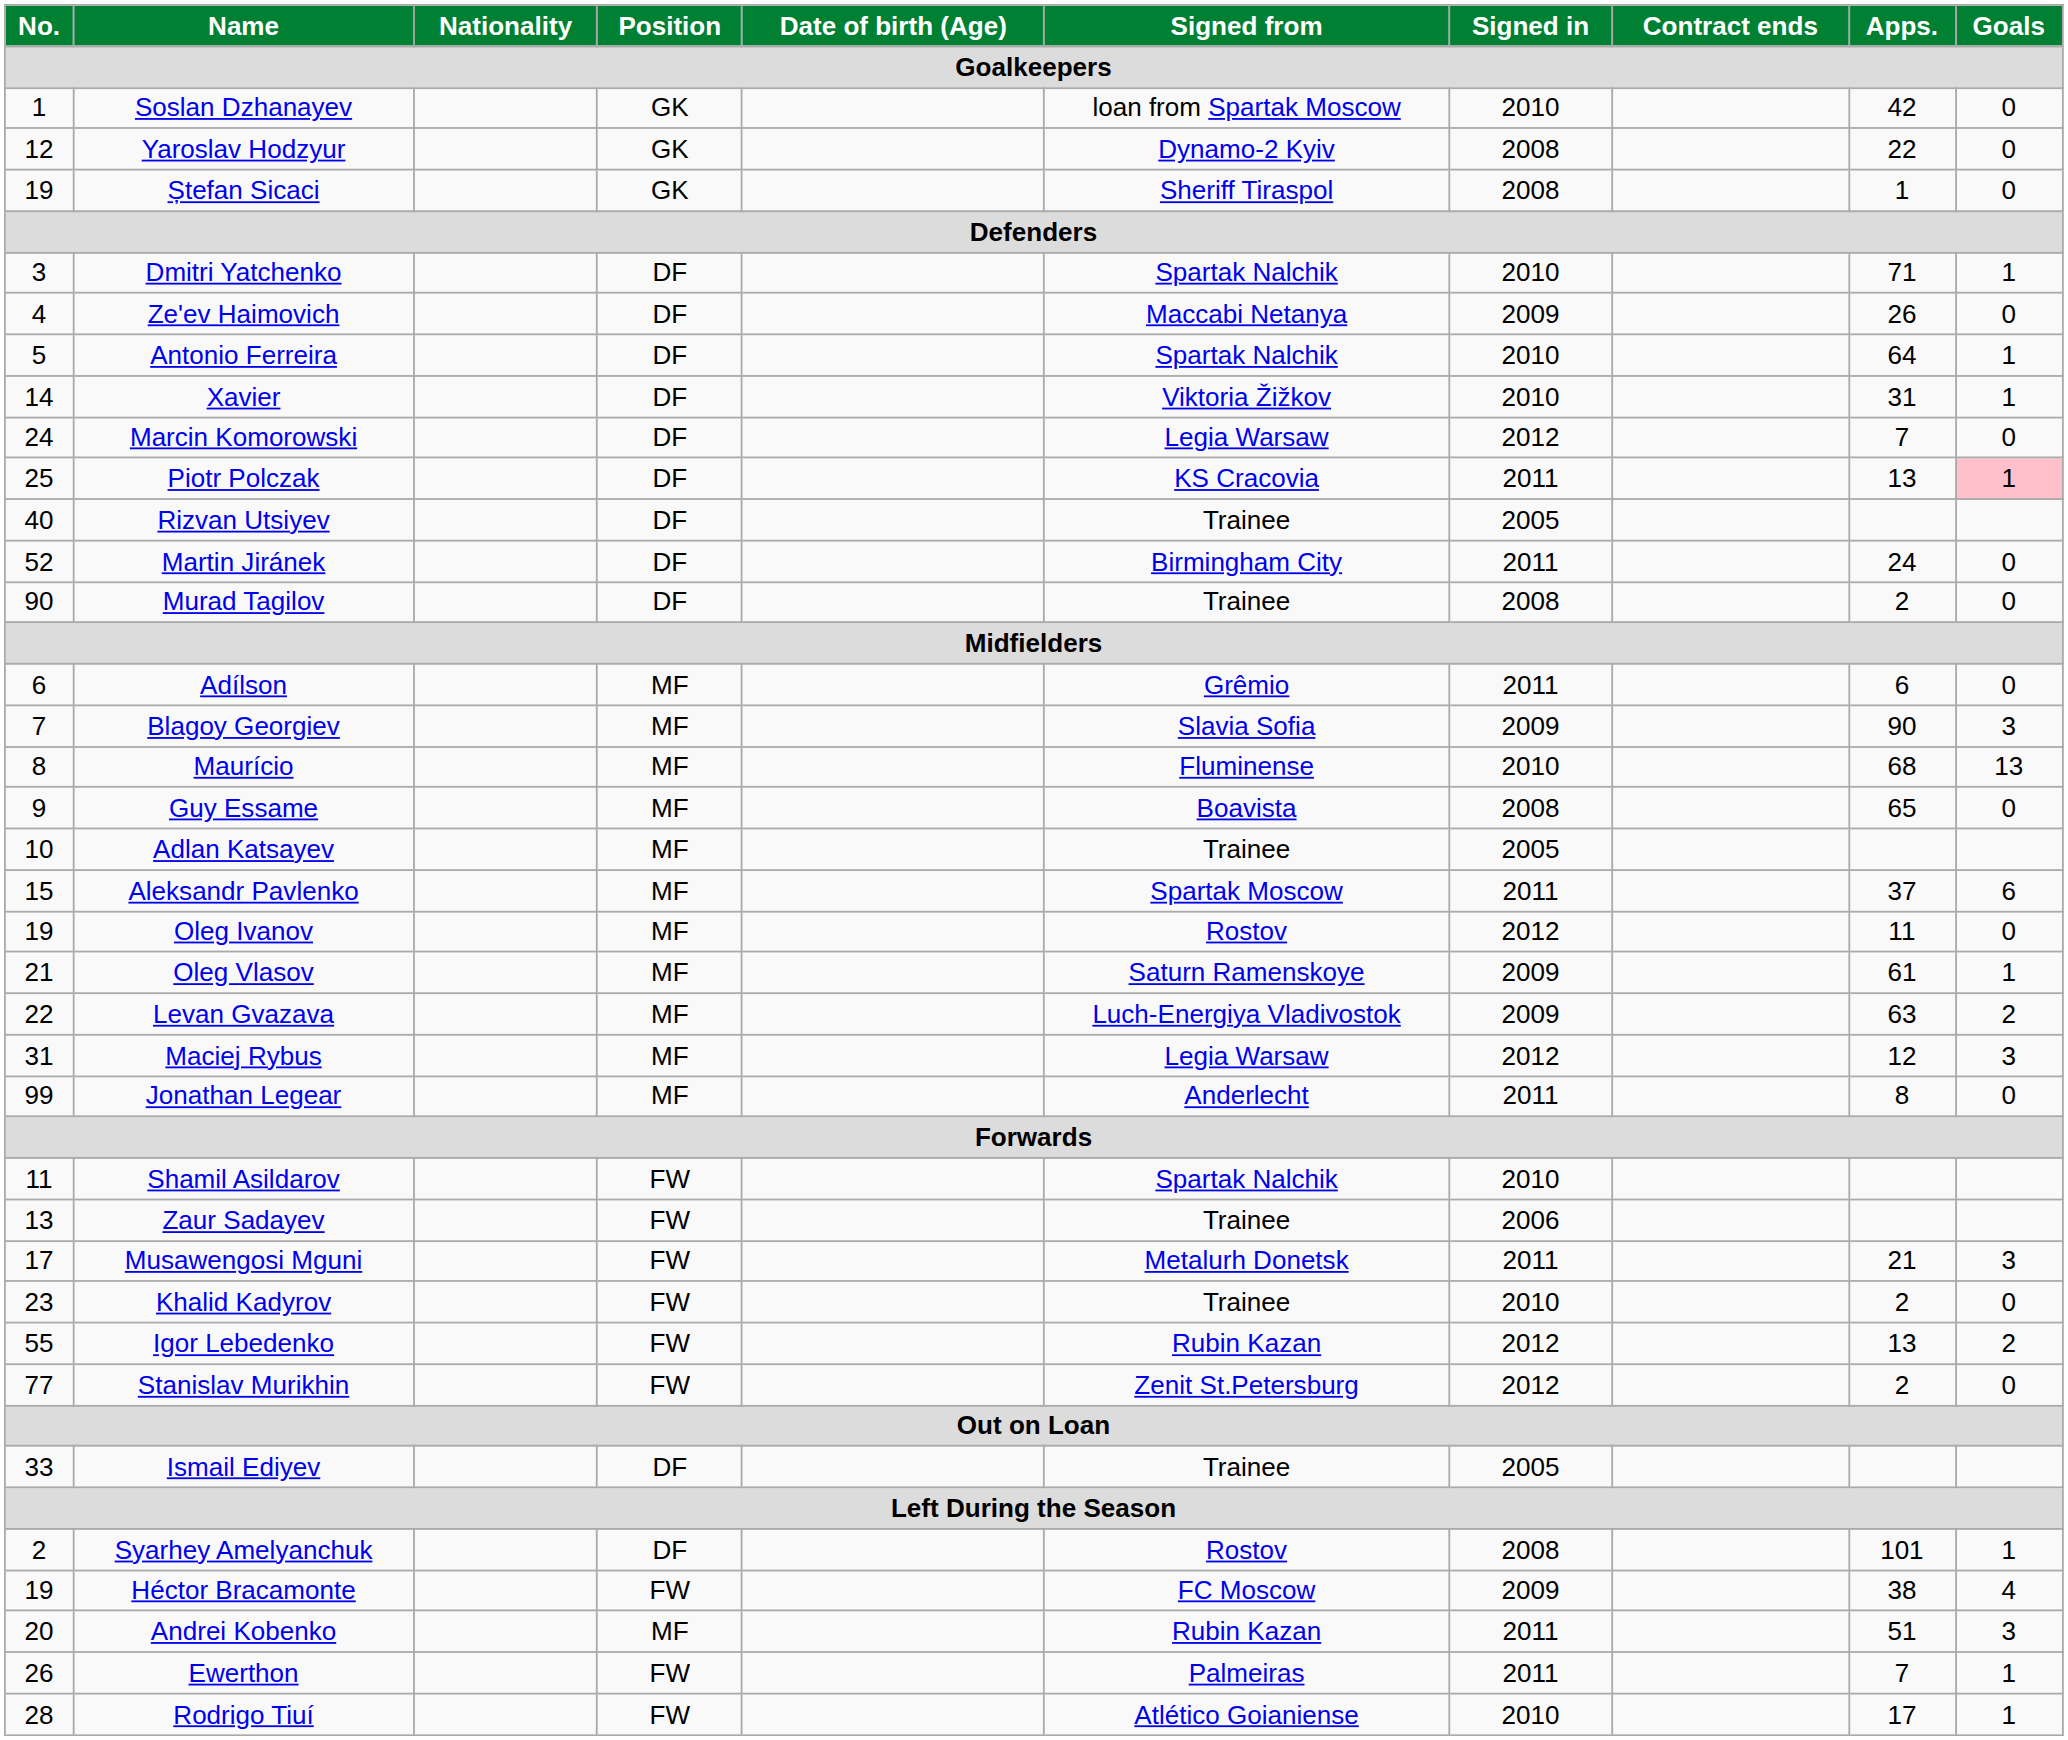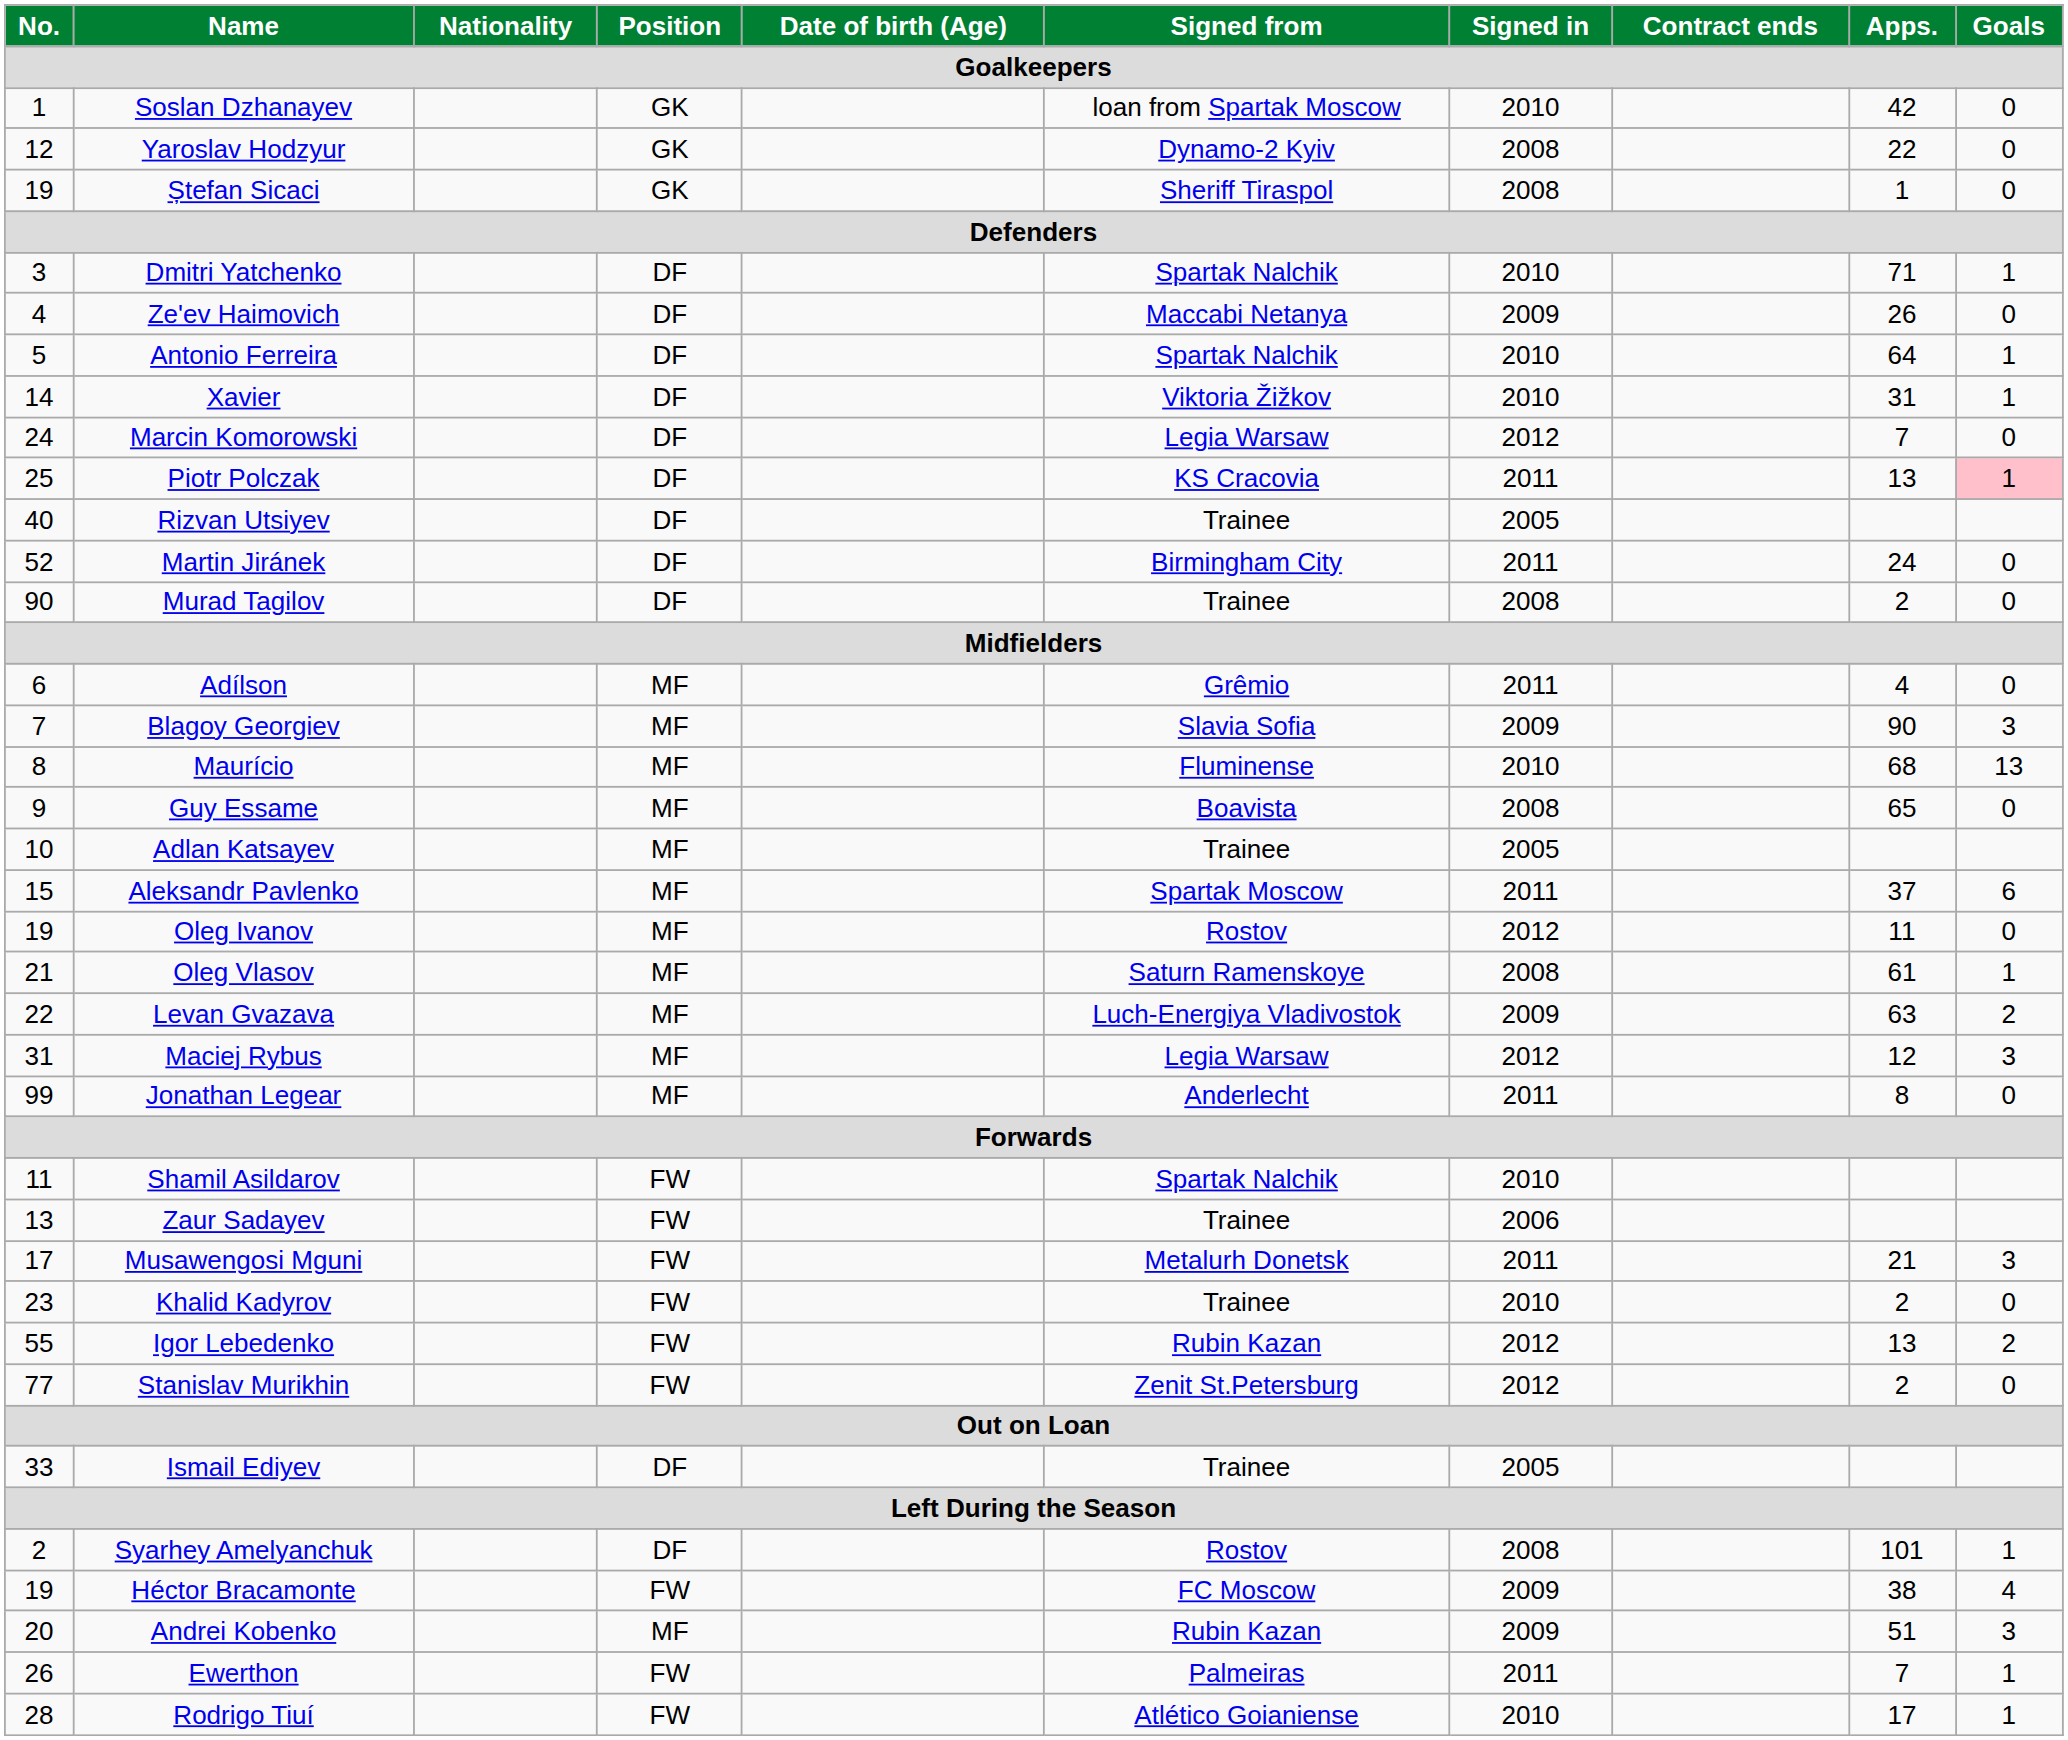(1902, 685) 6 -> (1902, 685) 4
(1530, 973) 2009 -> (1530, 973) 2008
(1530, 1632) 2011 -> (1530, 1632) 2009
